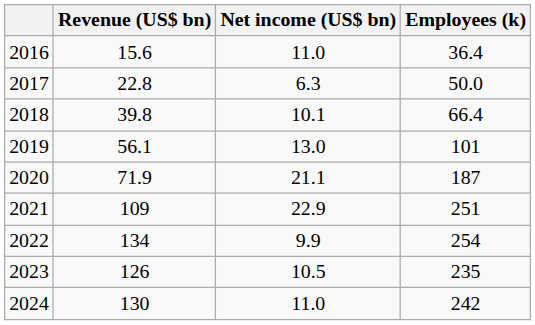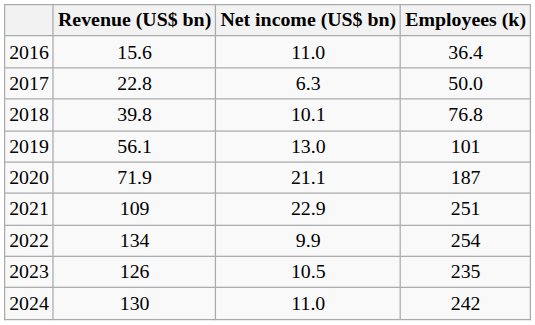(466, 114) 66.4 -> (466, 114) 76.8
